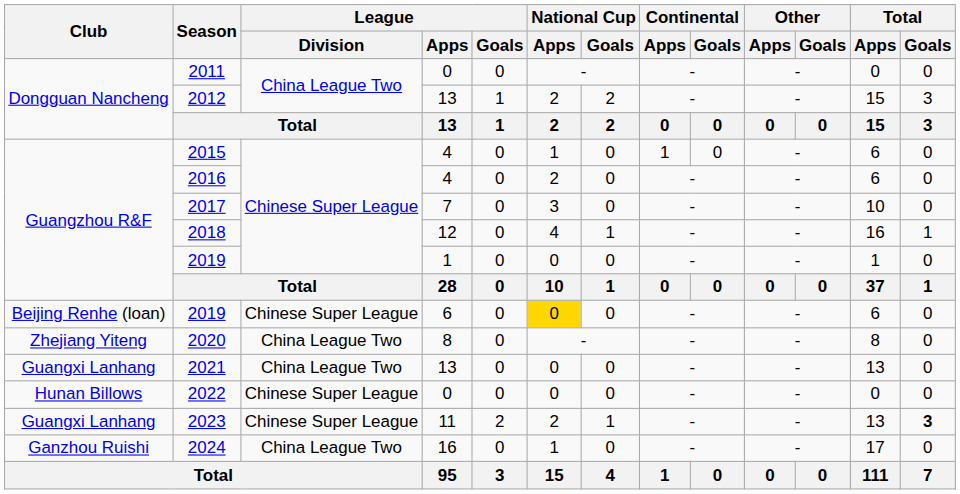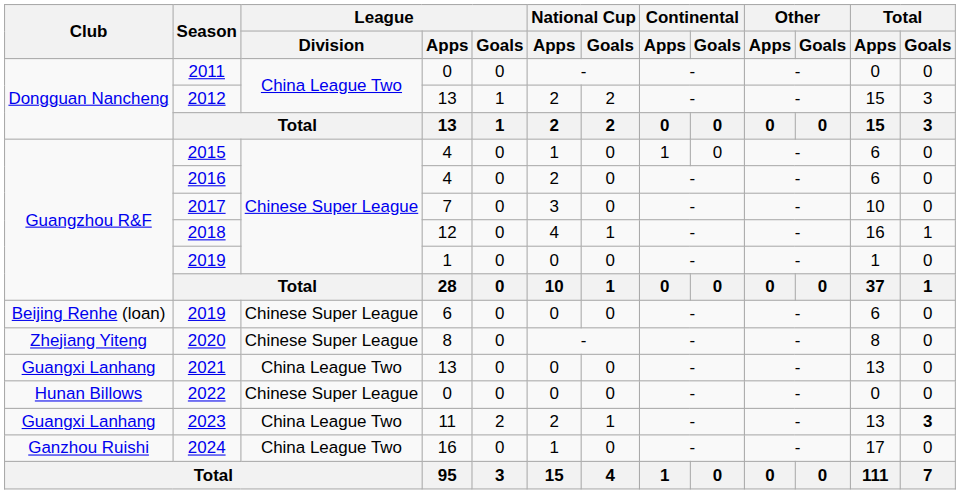(554, 313) gold background -> (554, 313) no background
(331, 340) China League Two -> (331, 340) Chinese Super League
(331, 421) Chinese Super League -> (331, 421) China League Two
